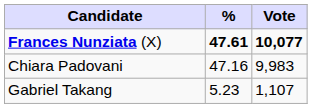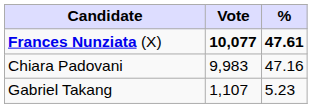columns swapped: (279, 16) <-> (229, 16)
